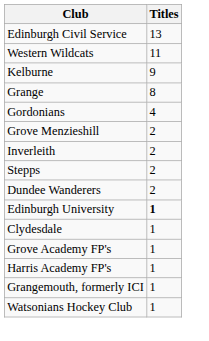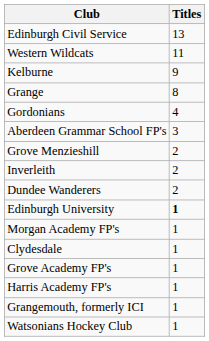+ row: (87, 131)
- row: (24, 170)
+ row: (63, 229)
